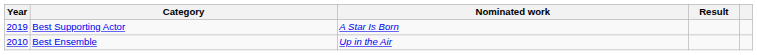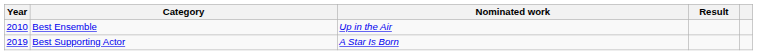rows swapped: (65, 42) <-> (79, 27)
